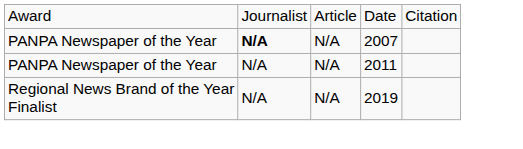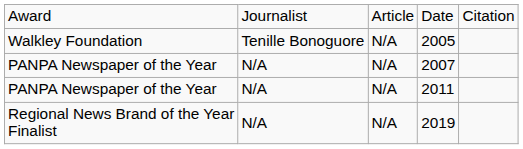+ row: (438, 41)
(255, 41) bold -> (254, 65) normal
